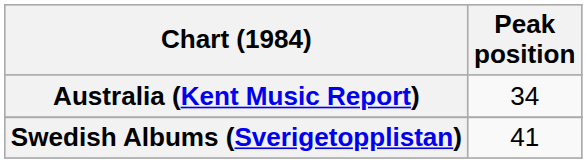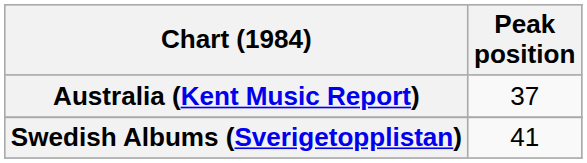(525, 95) 34 -> (525, 95) 37
